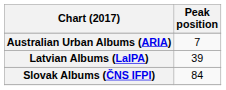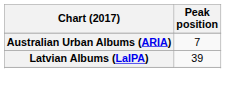- row: (89, 76)
